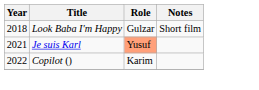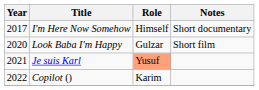+ row: (81, 28)
(17, 28) 2018 -> (17, 45) 2020
